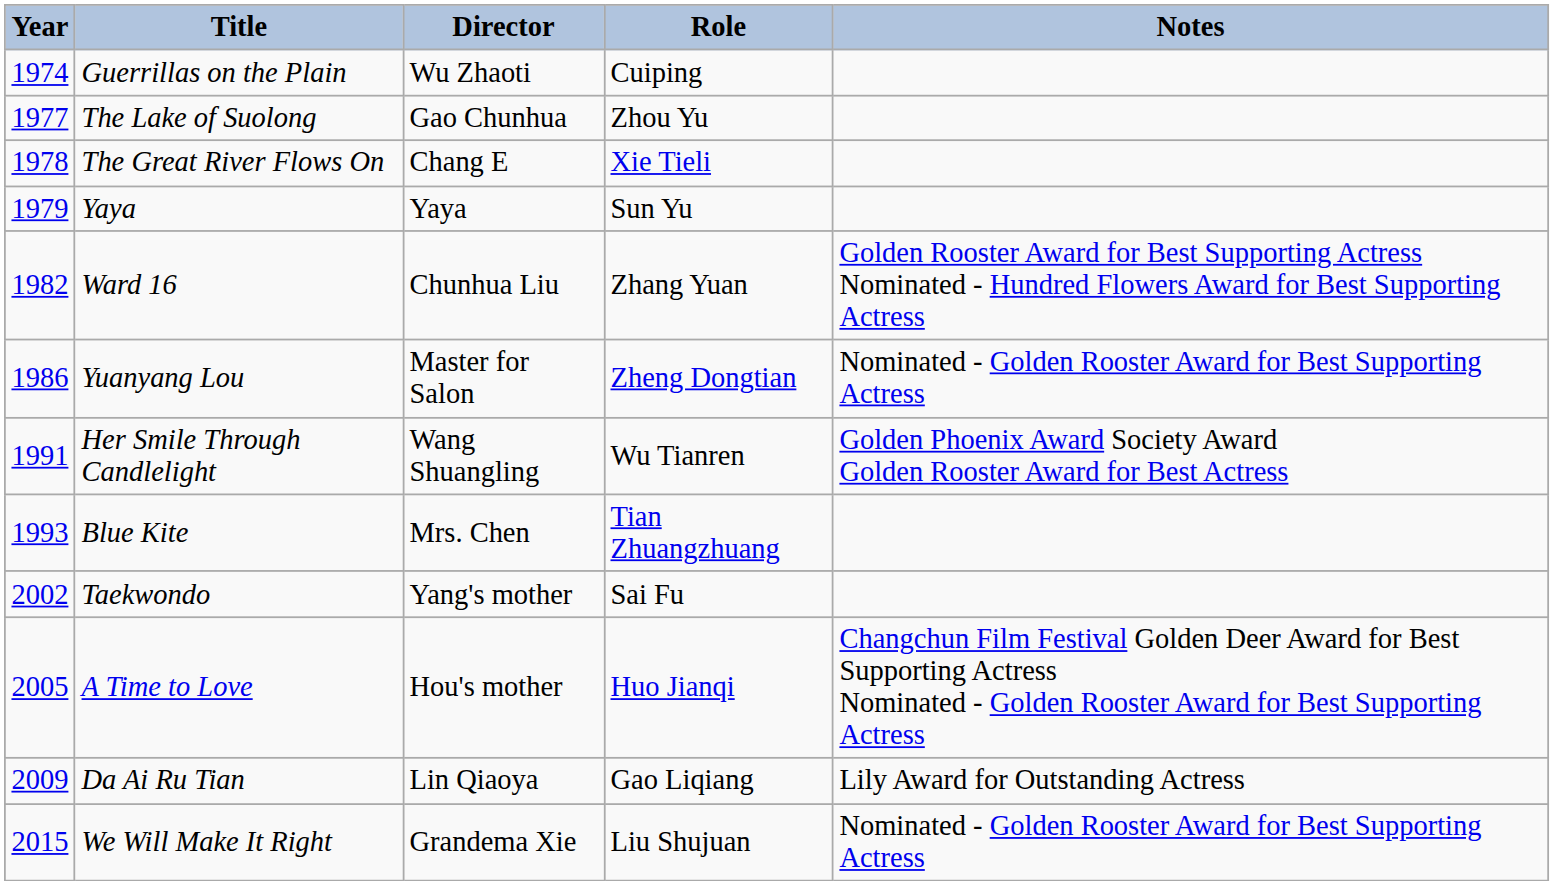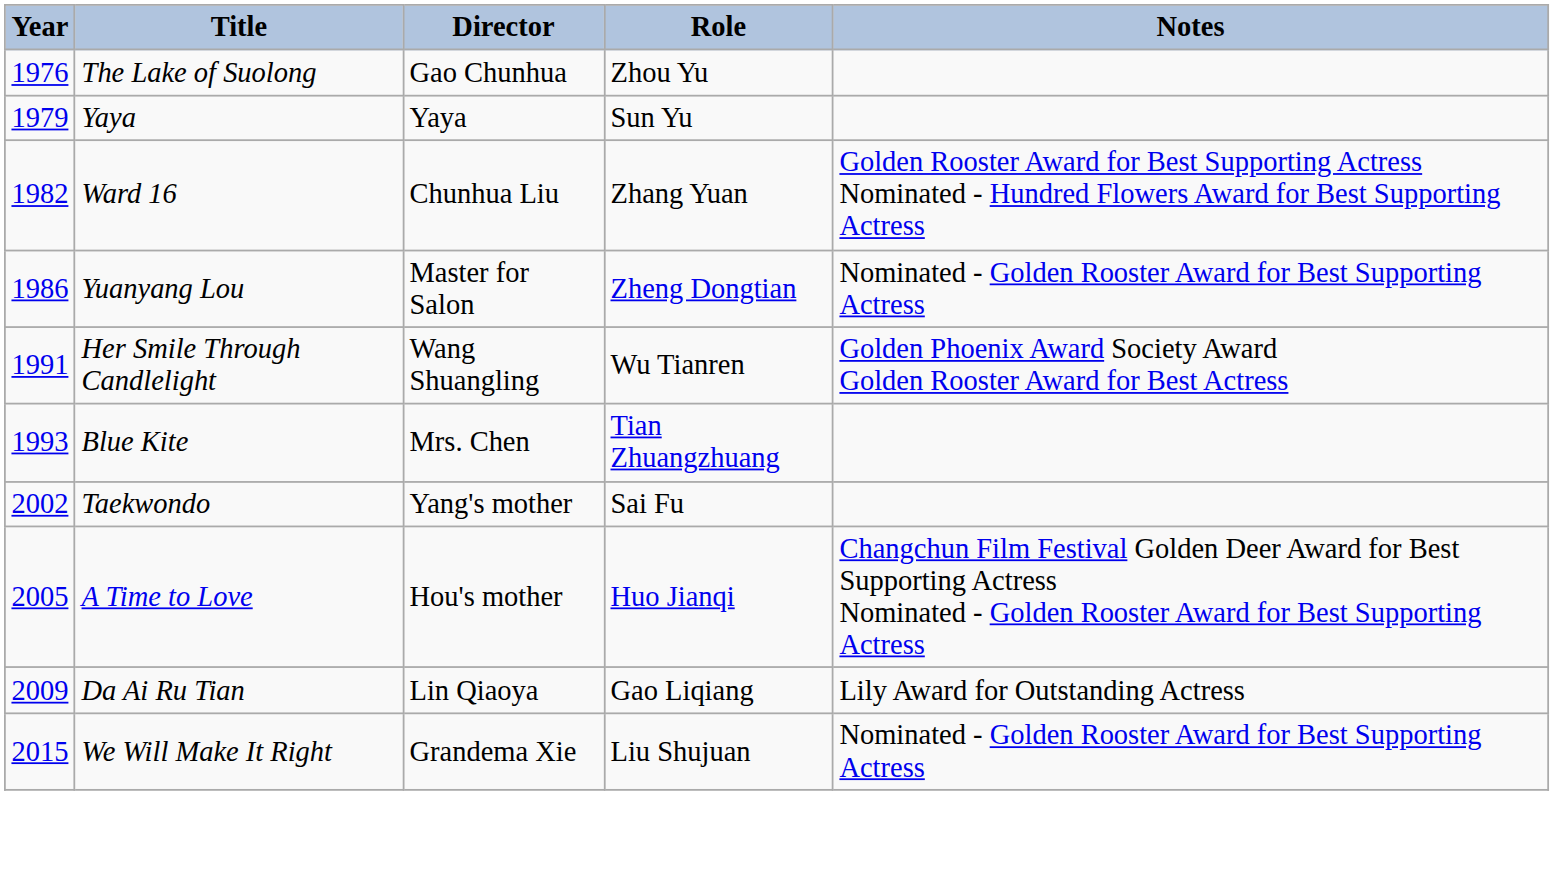- row: (214, 72)
(40, 117) 1977 -> (40, 72) 1976
- row: (233, 162)
